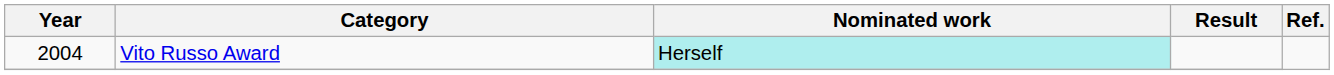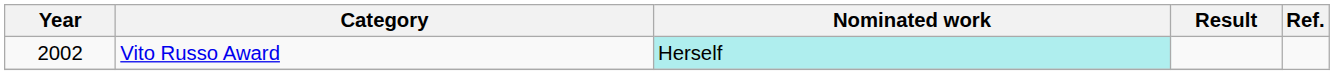(60, 52) 2004 -> (60, 52) 2002
